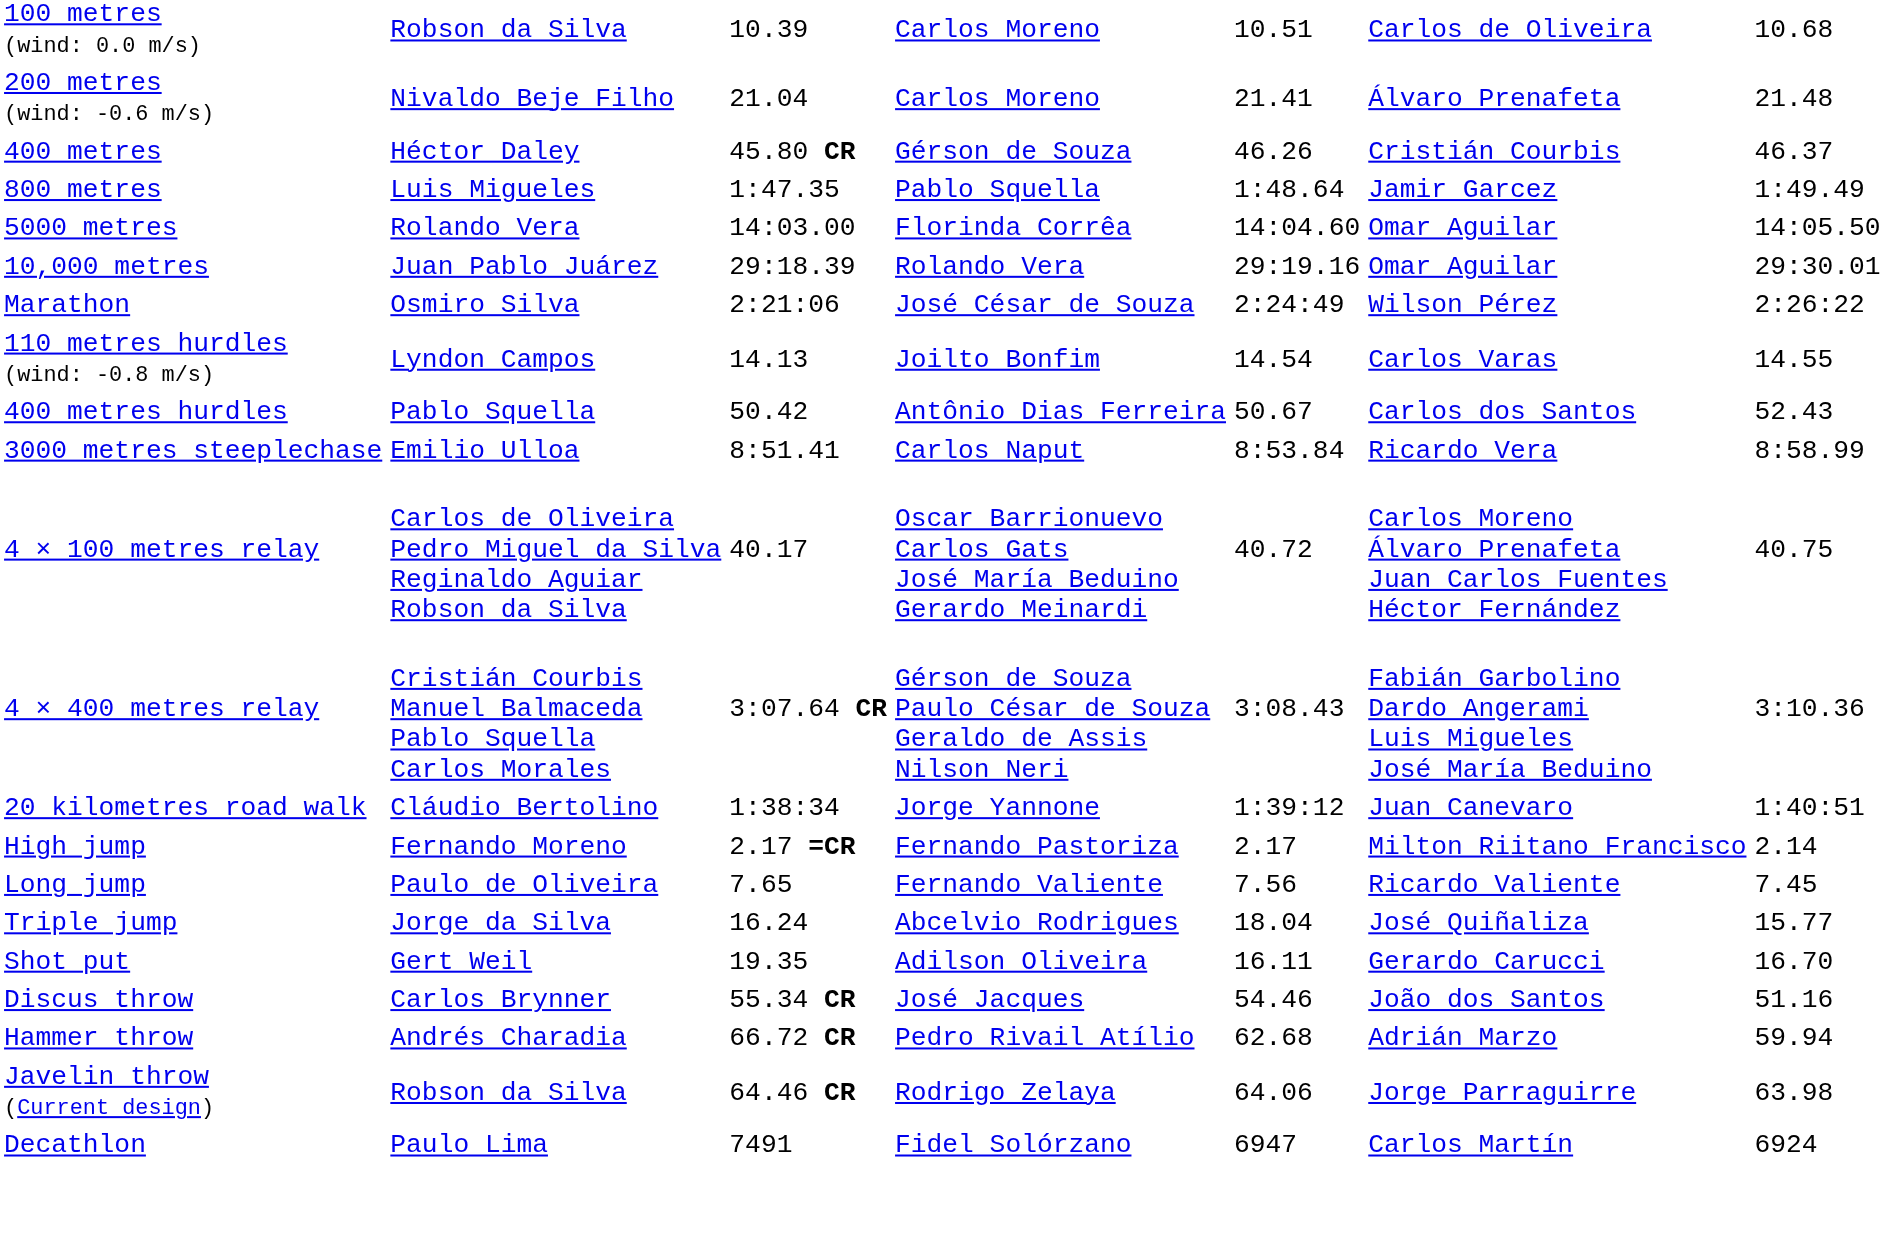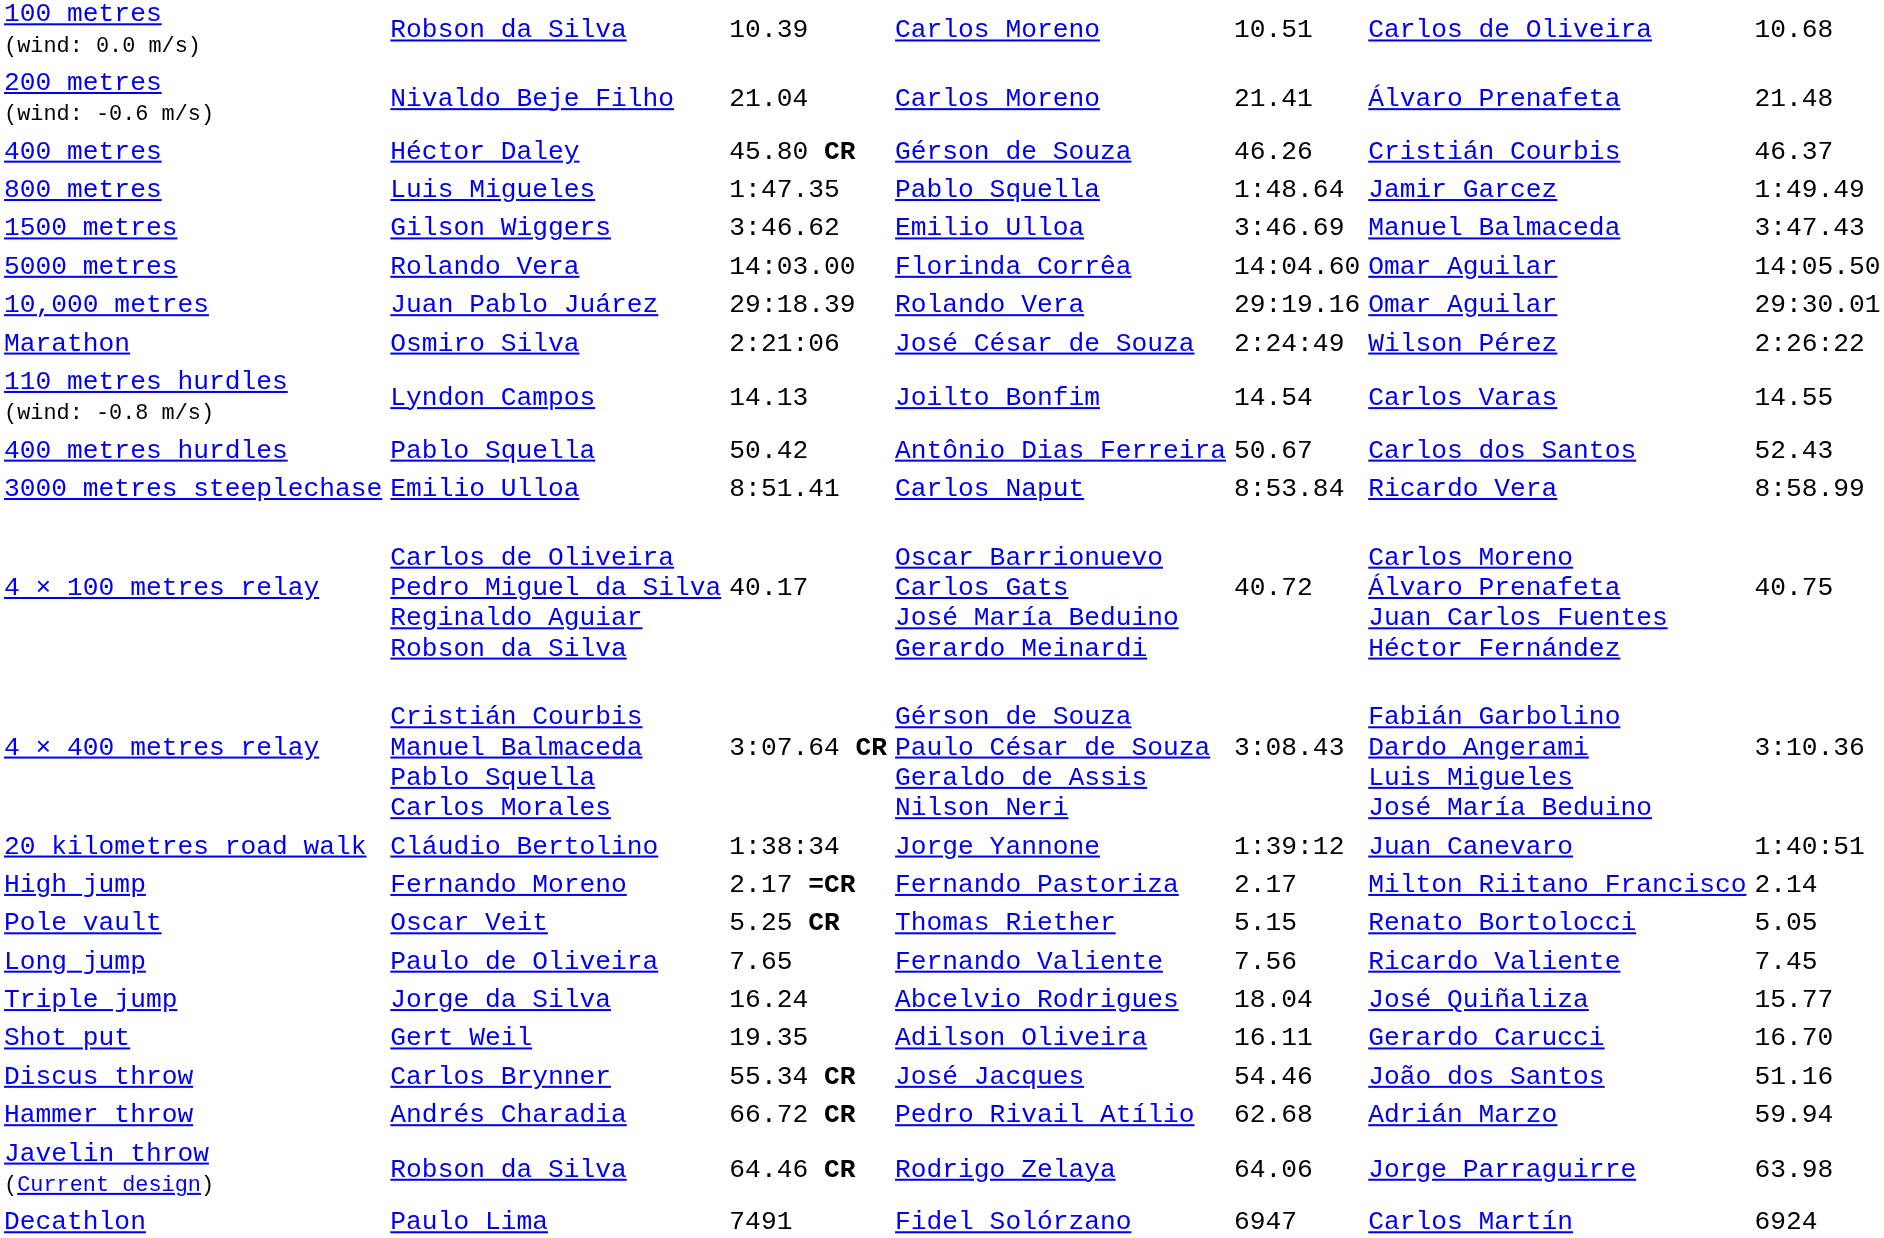+ row: (91, 228)
+ row: (83, 923)
